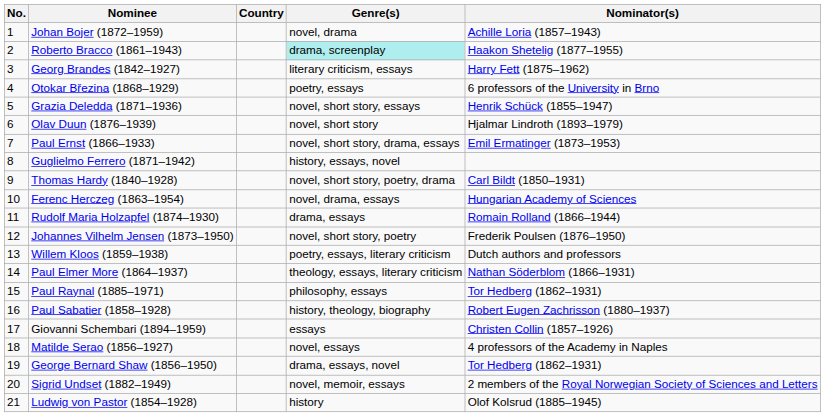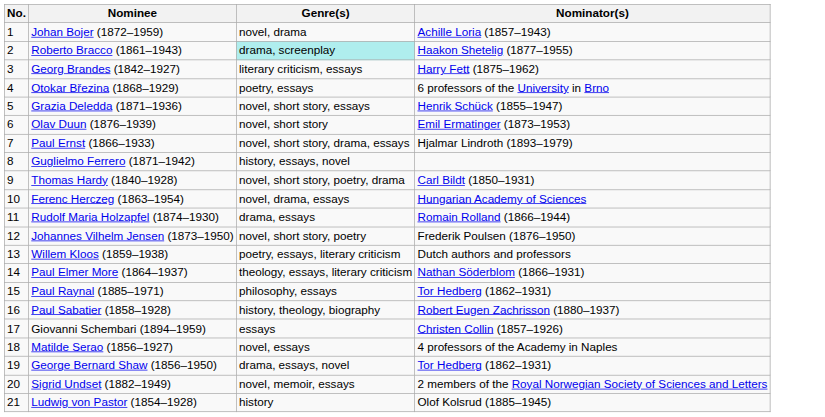- column: (261, 13)
(545, 124) Hjalmar Lindroth (1893–1979) -> (494, 124) Emil Ermatinger (1873–1953)
(544, 143) Emil Ermatinger (1873–1953) -> (495, 143) Hjalmar Lindroth (1893–1979)
